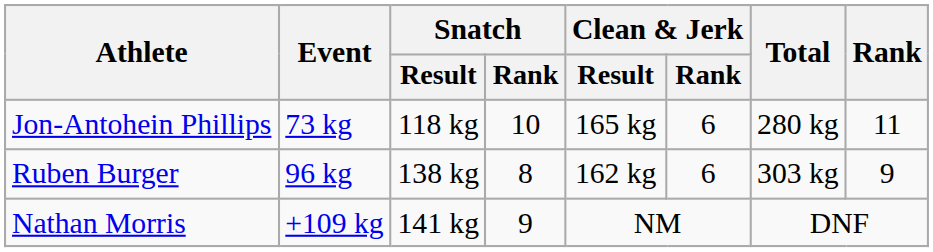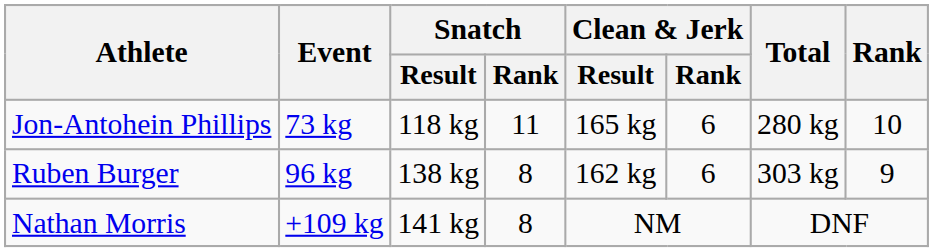(525, 124) 10 -> (525, 124) 11
(887, 124) 11 -> (887, 124) 10
(525, 222) 9 -> (525, 222) 8
